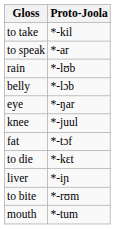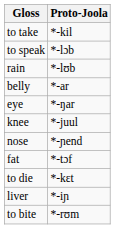(60, 50) *-ar -> (62, 50) *-lɔb
(62, 86) *-lɔb -> (60, 86) *-ar
+ row: (18, 141)
- row: (22, 214)
